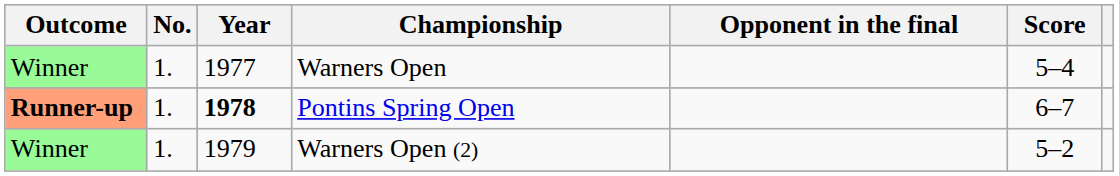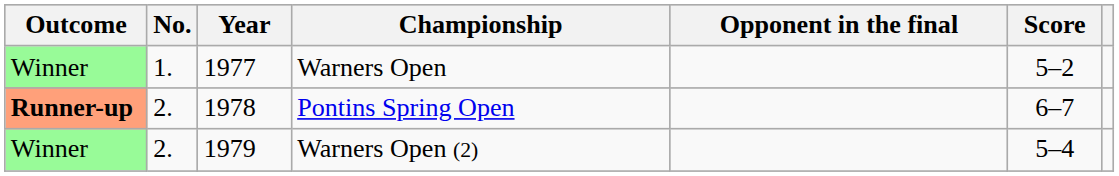(1055, 66) 5–4 -> (1055, 66) 5–2
(163, 107) 1. -> (163, 107) 2.
(230, 107) bold -> (230, 107) normal
(163, 149) 1. -> (163, 149) 2.
(1055, 149) 5–2 -> (1055, 149) 5–4
